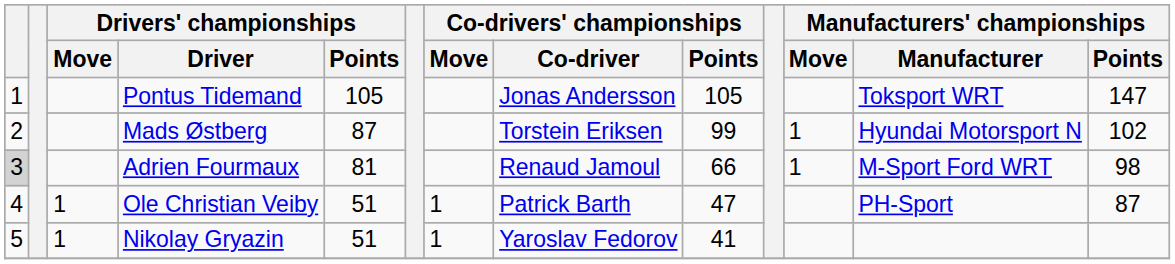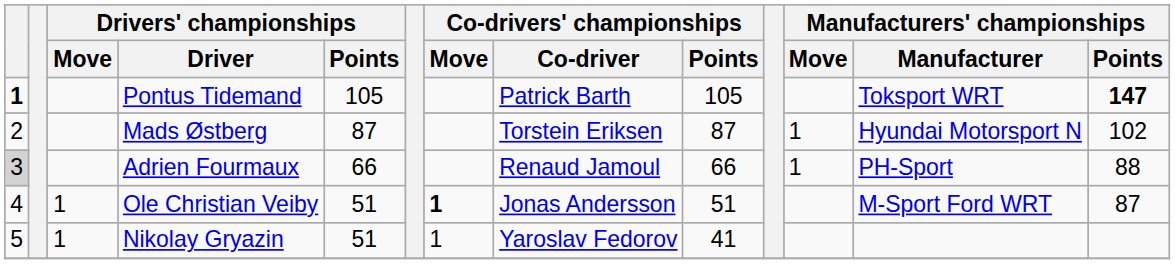(17, 95) normal -> (17, 95) bold
(587, 95) Jonas Andersson -> (565, 95) Patrick Barth
(1128, 95) normal -> (1128, 95) bold
(723, 131) 99 -> (723, 131) 87
(364, 167) 81 -> (364, 167) 66
(955, 167) M-Sport Ford WRT -> (906, 167) PH-Sport
(1128, 167) 98 -> (1128, 167) 88
(436, 204) normal -> (436, 204) bold
(565, 204) Patrick Barth -> (587, 204) Jonas Andersson
(723, 204) 47 -> (723, 204) 51
(906, 204) PH-Sport -> (955, 204) M-Sport Ford WRT
